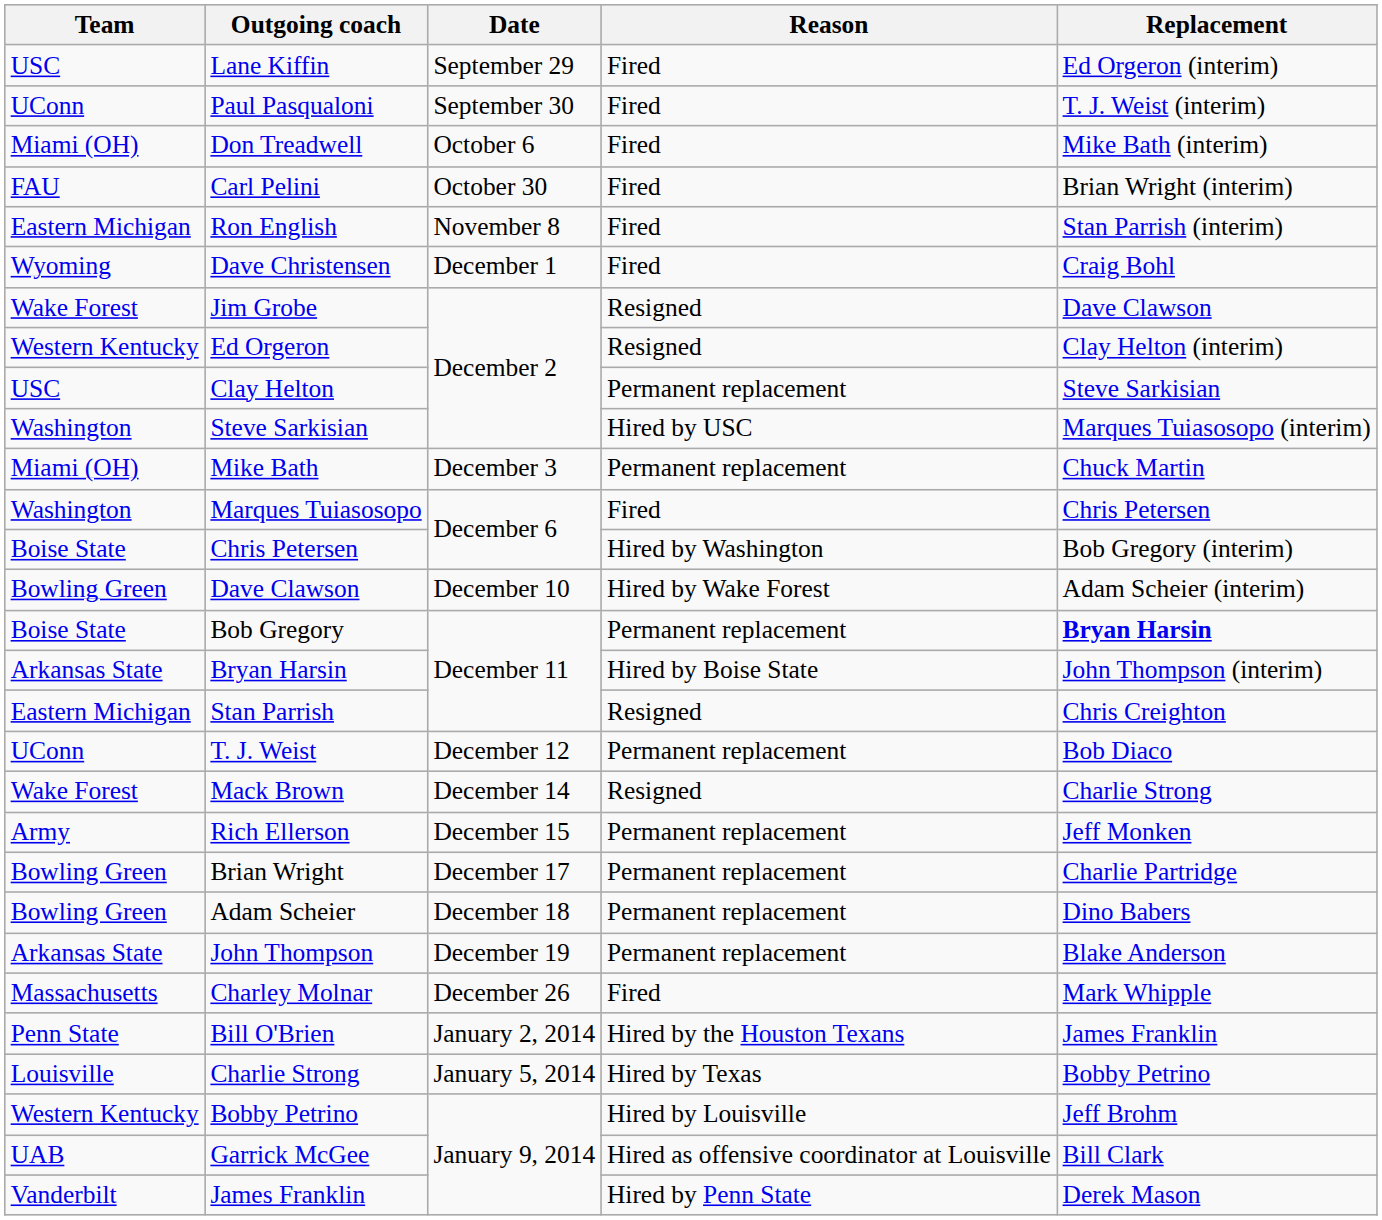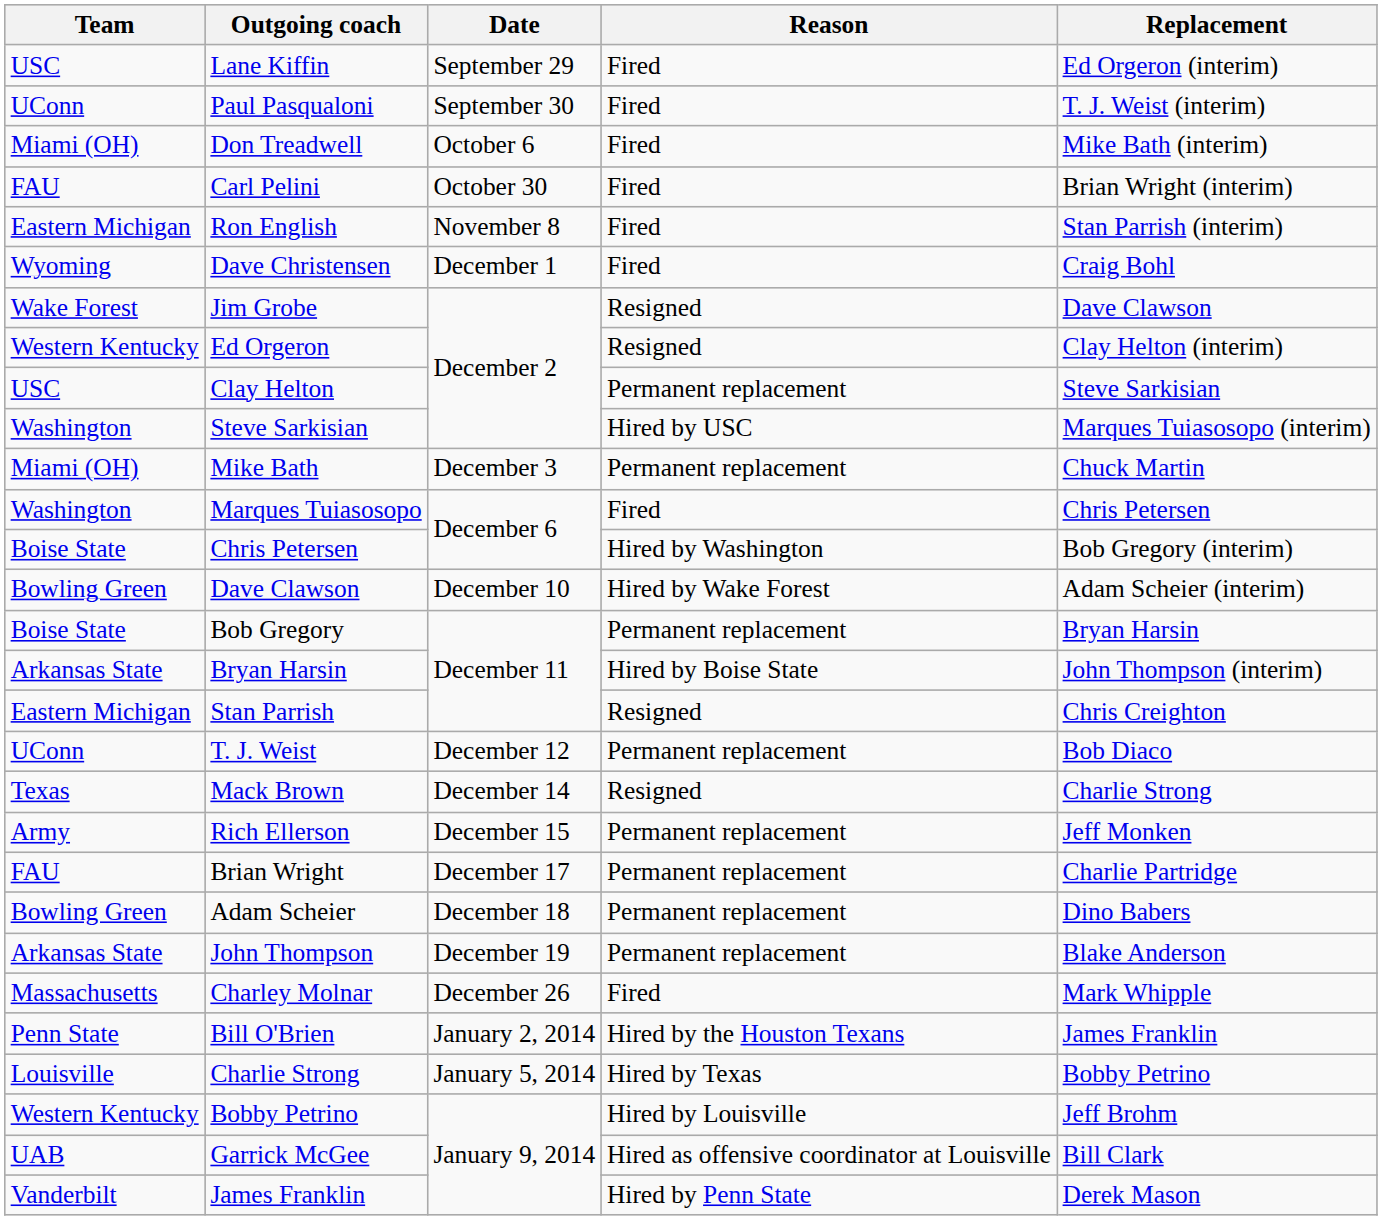(1137, 629) bold -> (1131, 629) normal
(74, 791) Wake Forest -> (40, 791) Texas
(89, 871) Bowling Green -> (35, 871) FAU
